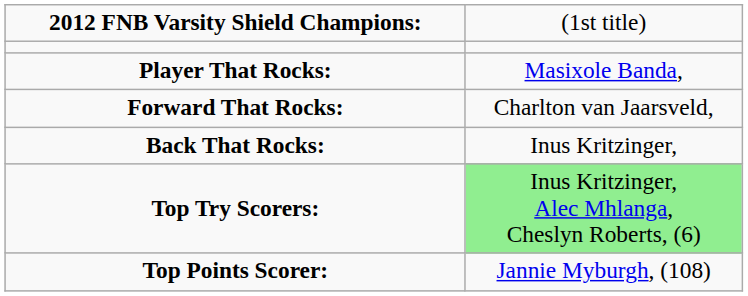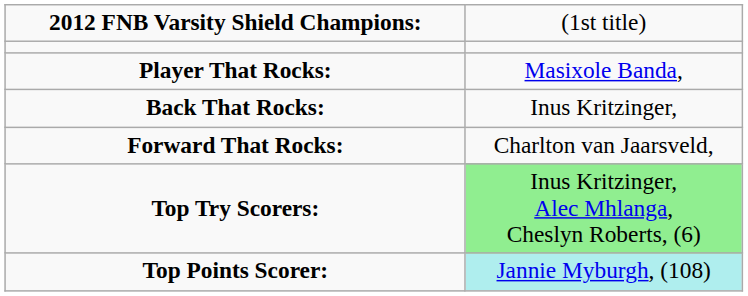rows swapped: (235, 107) <-> (235, 144)
(604, 271) no background -> (604, 271) paleturquoise background
